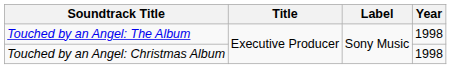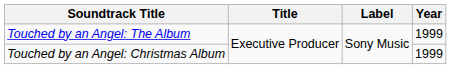(429, 34) 1998 -> (429, 34) 1999
(429, 53) 1998 -> (429, 53) 1999
